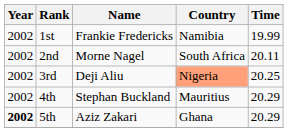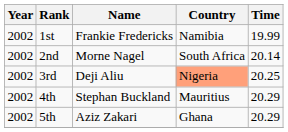(265, 55) 20.11 -> (265, 55) 20.14
(20, 117) bold -> (20, 117) normal
